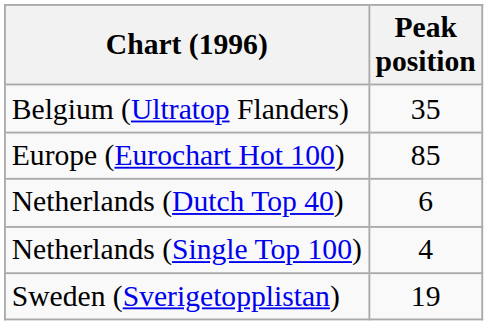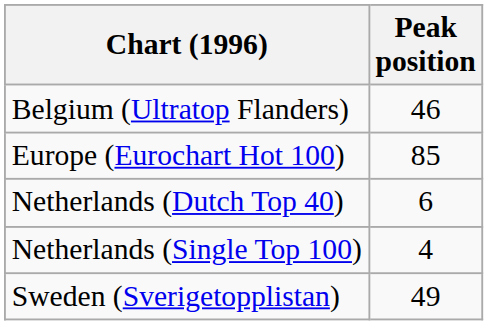(426, 108) 35 -> (426, 108) 46
(426, 295) 19 -> (426, 295) 49
